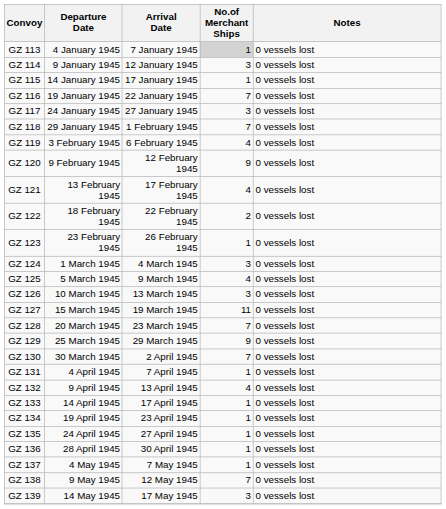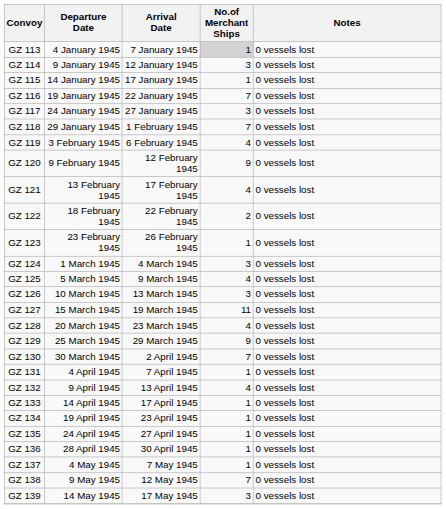(248, 325) 7 -> (248, 325) 4
